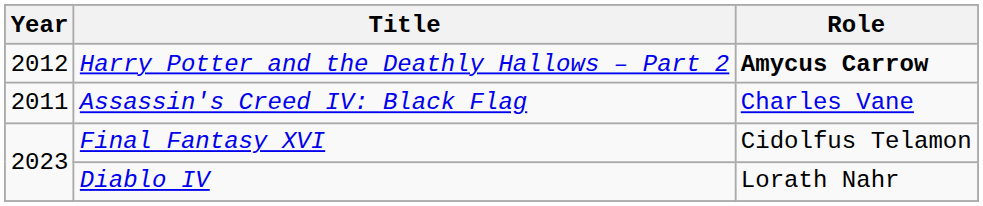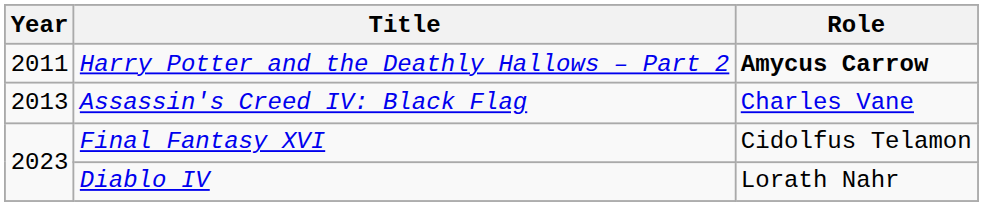(40, 64) 2012 -> (40, 64) 2011
(40, 103) 2011 -> (40, 103) 2013
